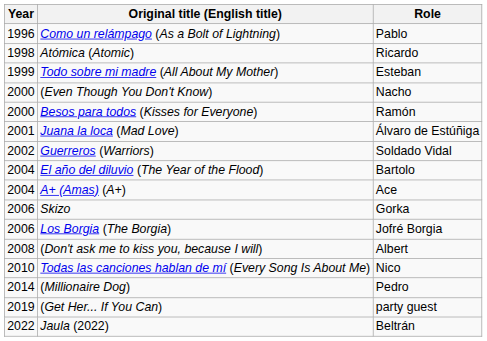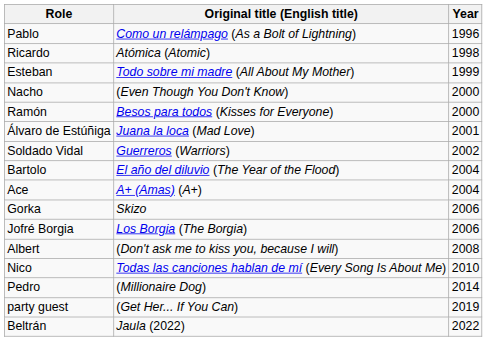columns swapped: (21, 14) <-> (428, 14)
